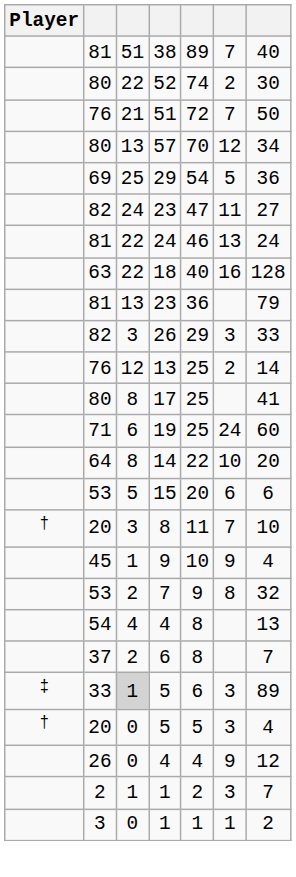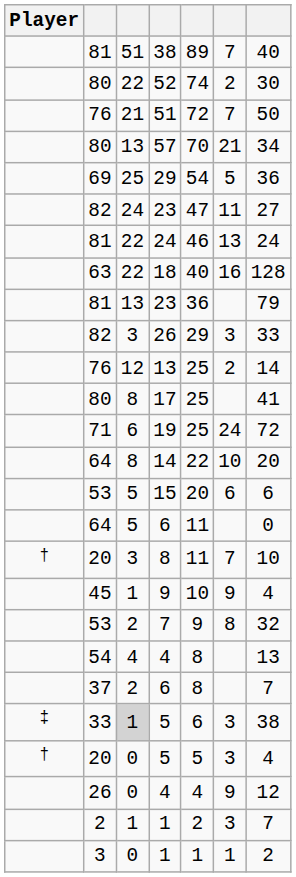(230, 147) 12 -> (230, 147) 21
(268, 431) 60 -> (268, 431) 72
+ row: (100, 526)
(268, 691) 89 -> (268, 722) 38
